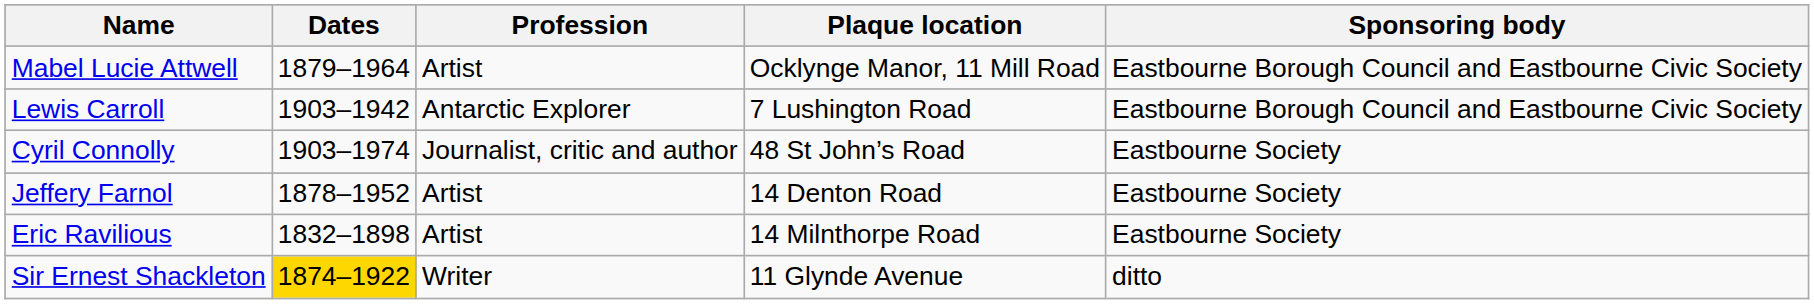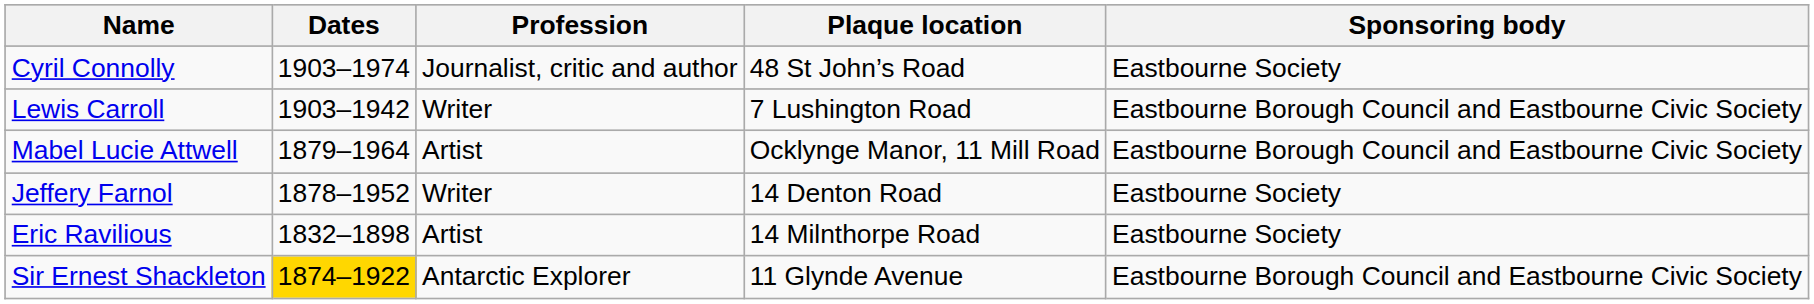rows swapped: (125, 67) <-> (93, 151)
(526, 109) Antarctic Explorer -> (457, 109) Writer
(452, 192) Artist -> (457, 192) Writer
(457, 276) Writer -> (526, 276) Antarctic Explorer
(1137, 276) ditto -> (1457, 276) Eastbourne Borough Council and Eastbourne Civic Society
